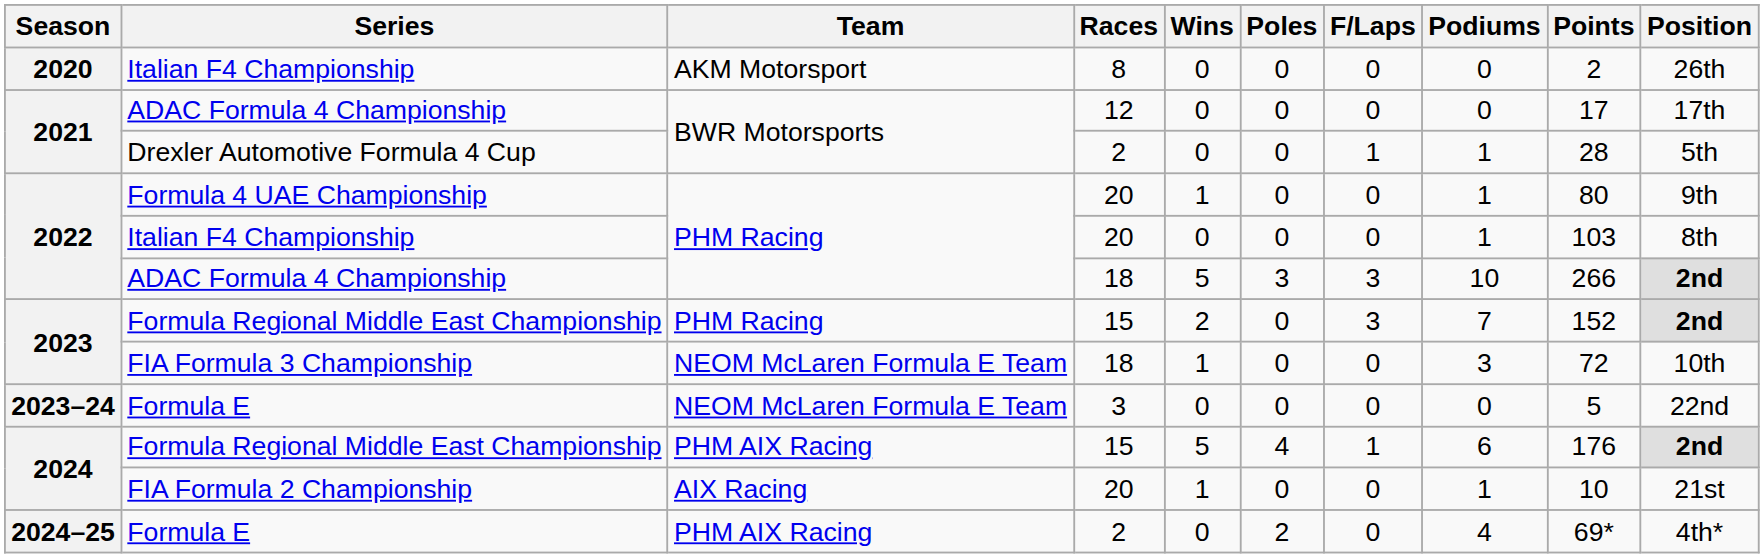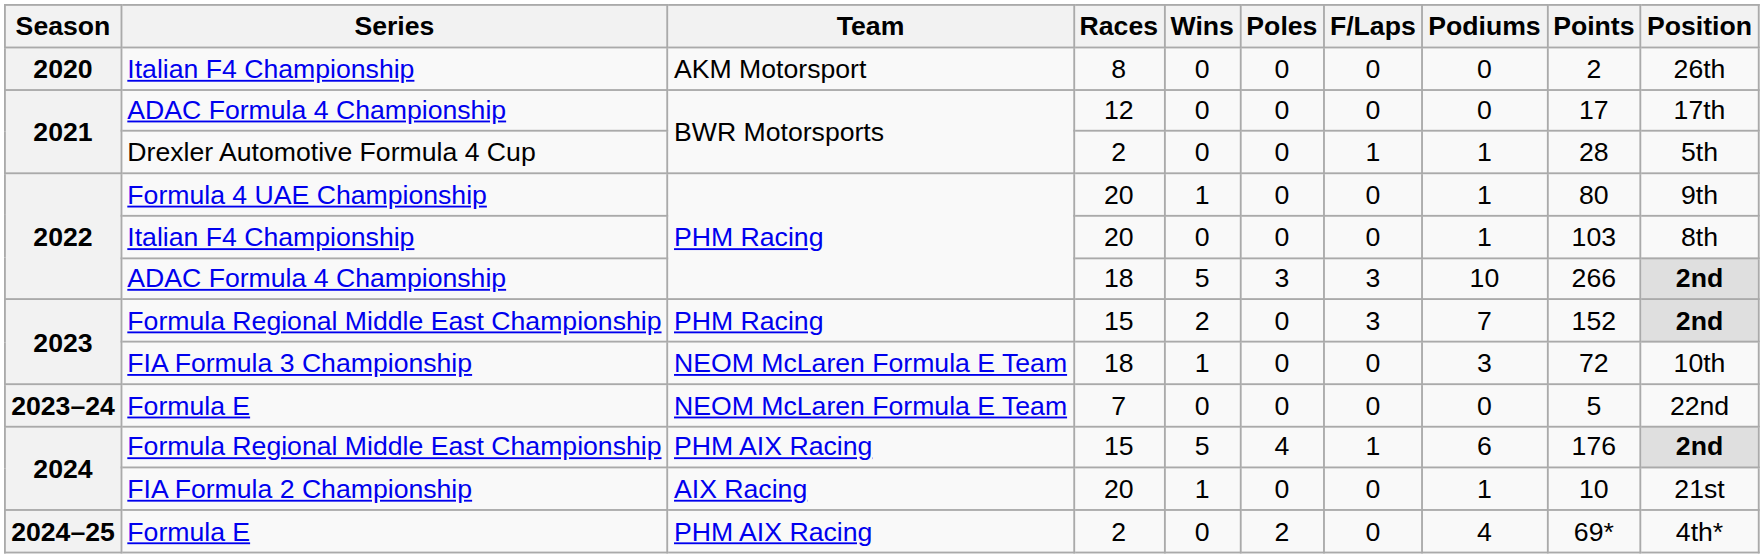(1119, 405) 3 -> (1119, 405) 7
